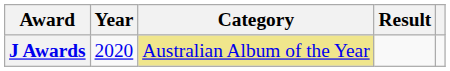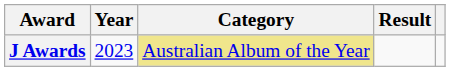(114, 50) 2020 -> (114, 50) 2023
